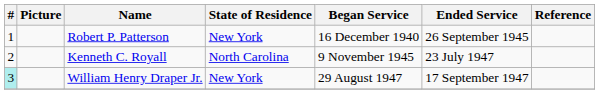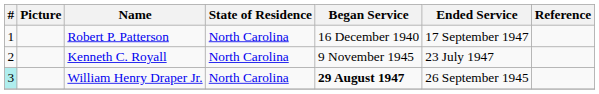(236, 36) New York -> (249, 36) North Carolina
(477, 36) 26 September 1945 -> (477, 36) 17 September 1947
(236, 78) New York -> (249, 78) North Carolina
(360, 78) normal -> (361, 78) bold
(477, 78) 17 September 1947 -> (477, 78) 26 September 1945
